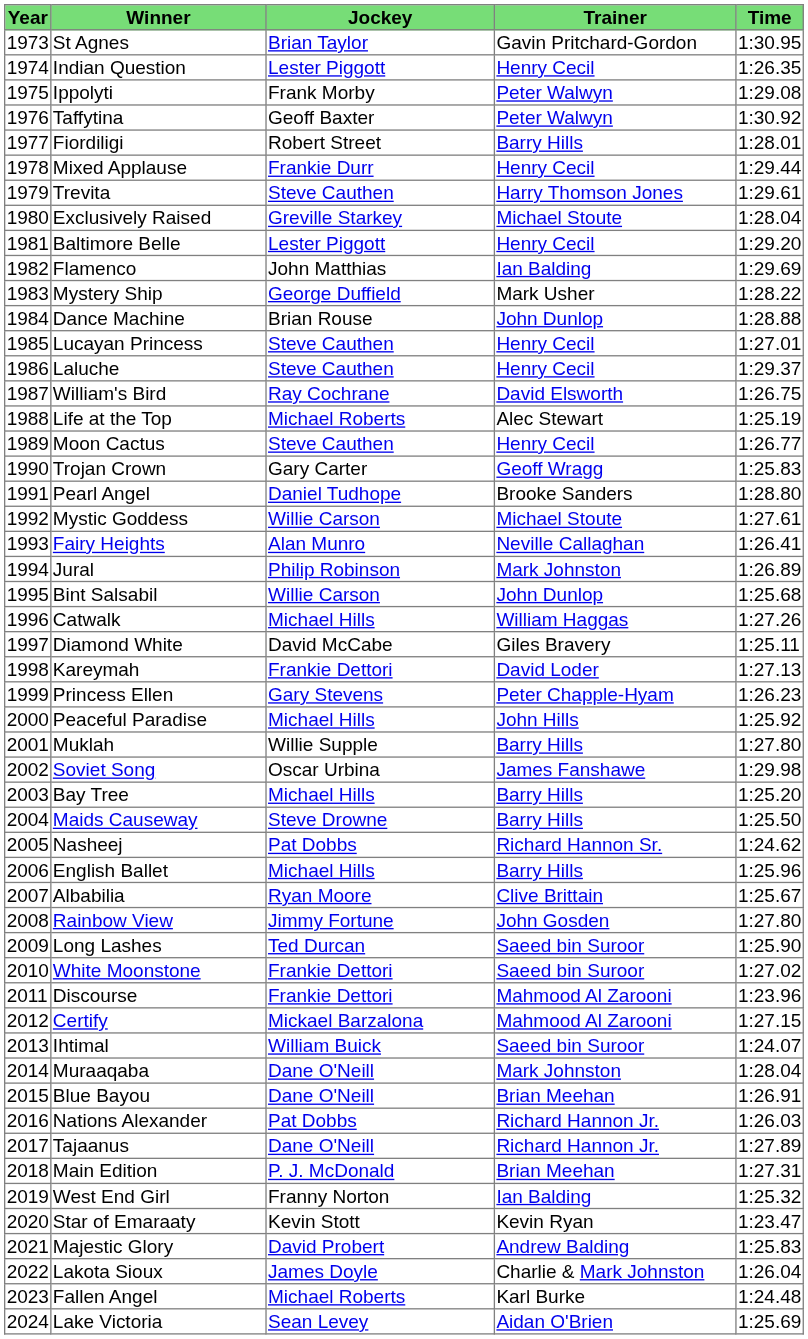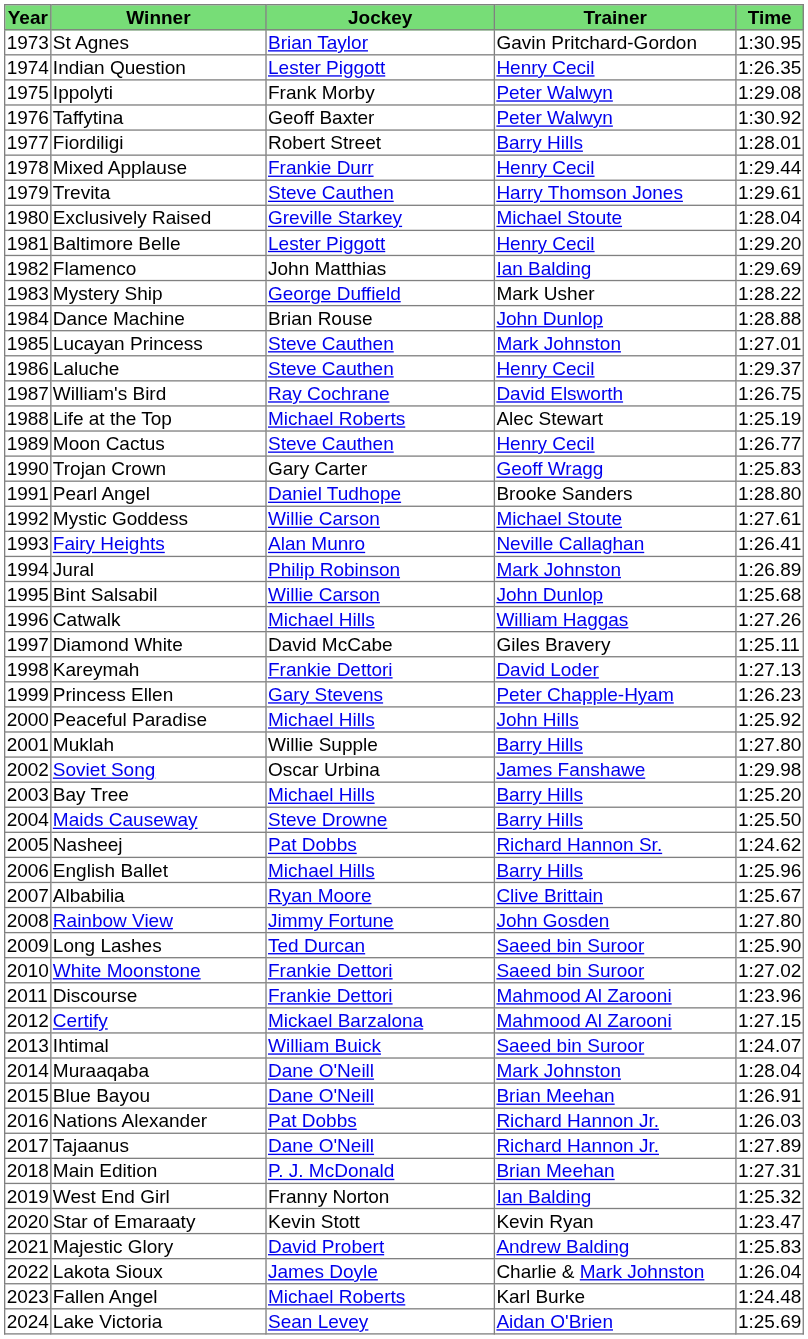(545, 343) Henry Cecil -> (559, 343) Mark Johnston
